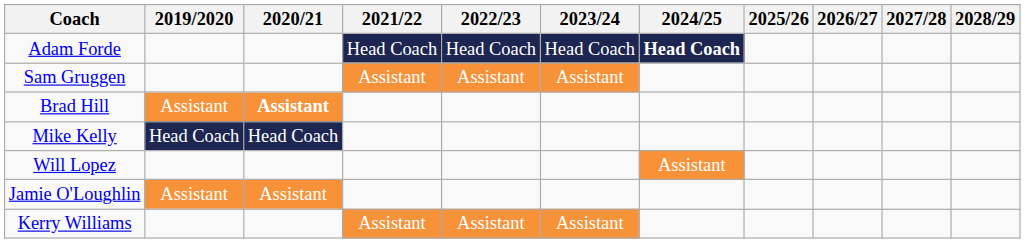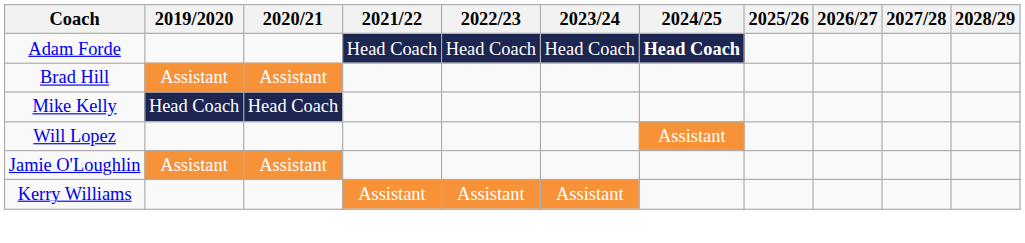- row: (75, 77)
(293, 106) bold -> (293, 77) normal
